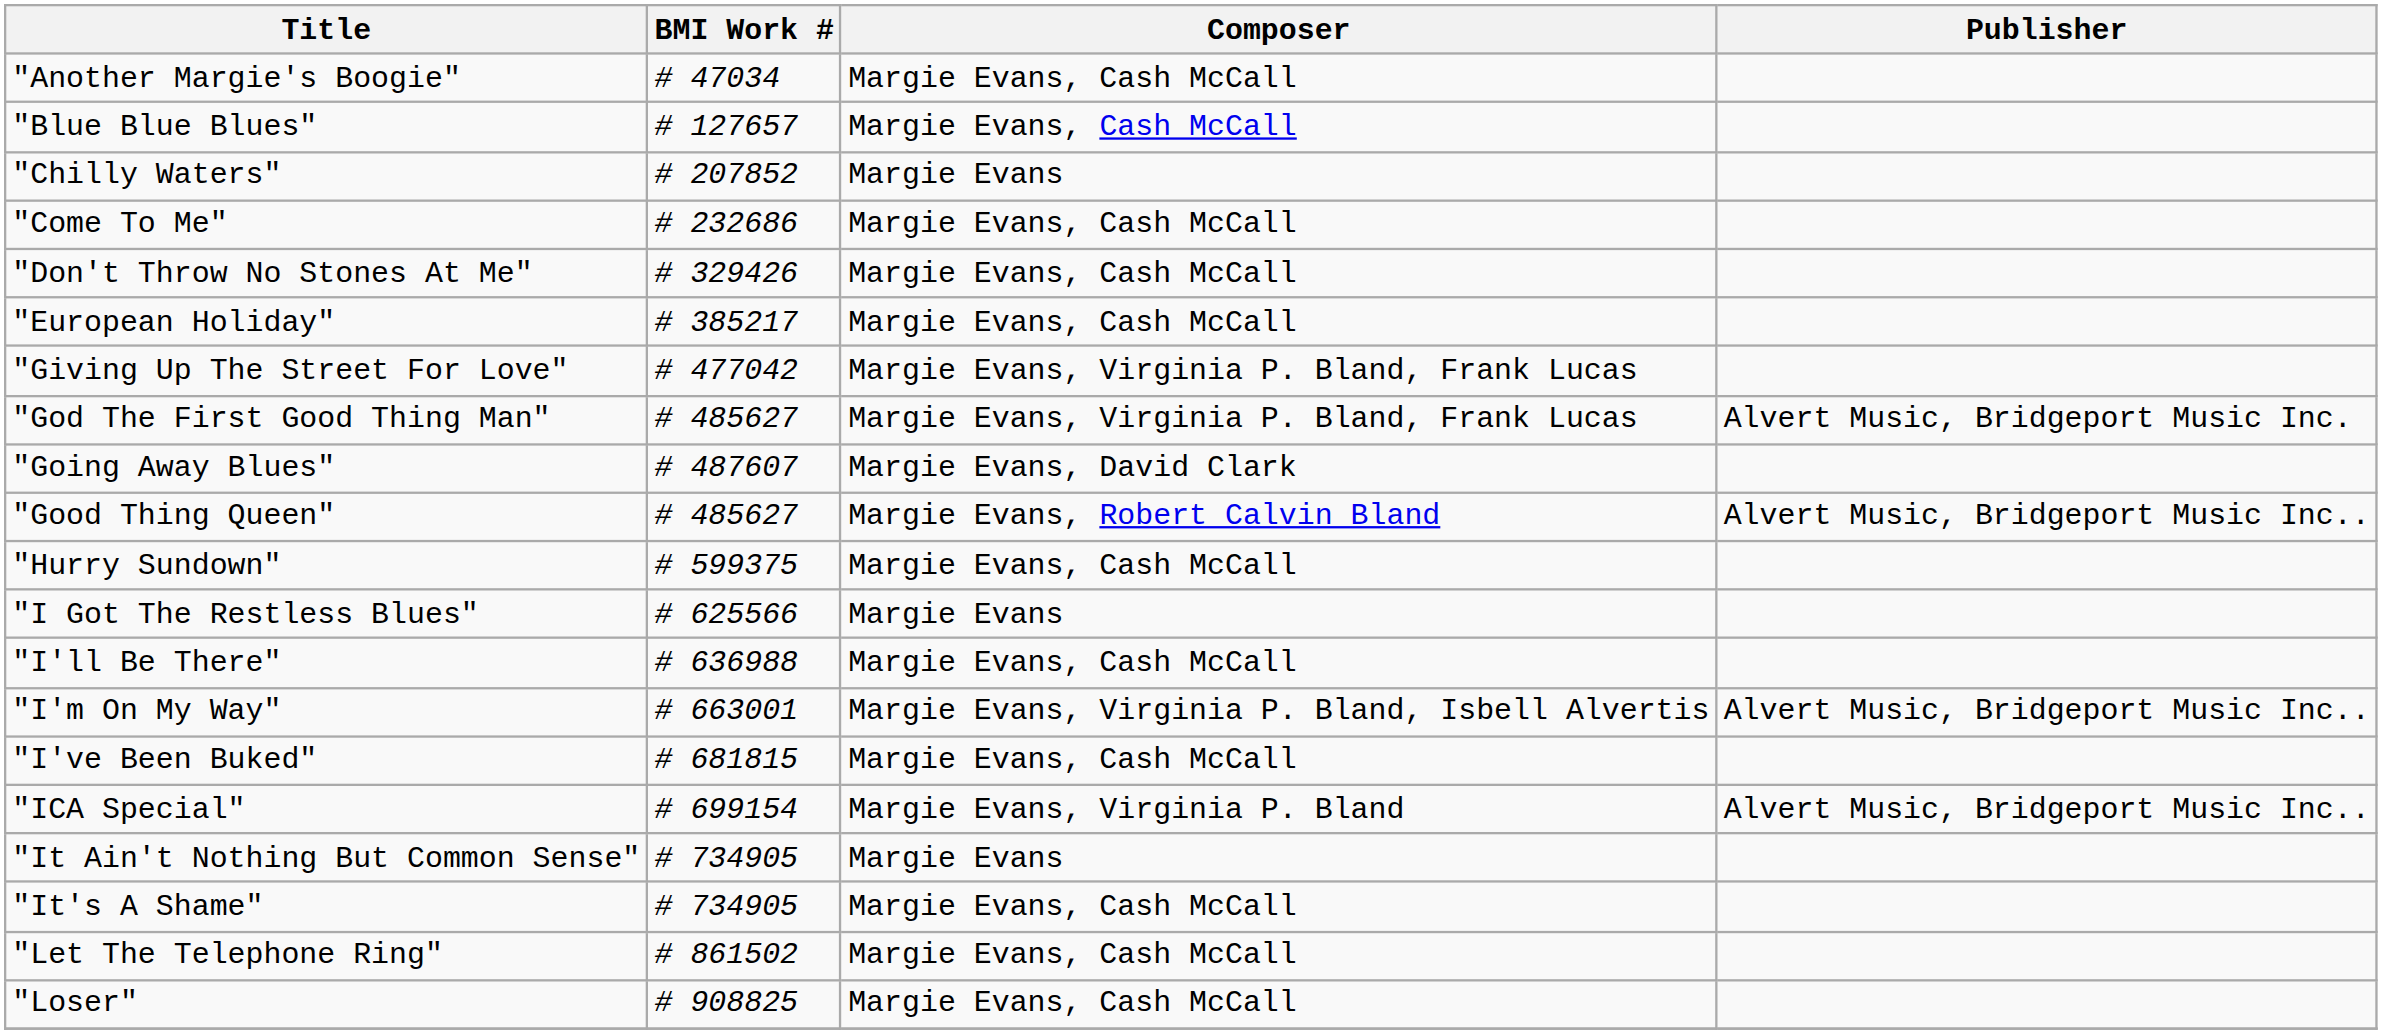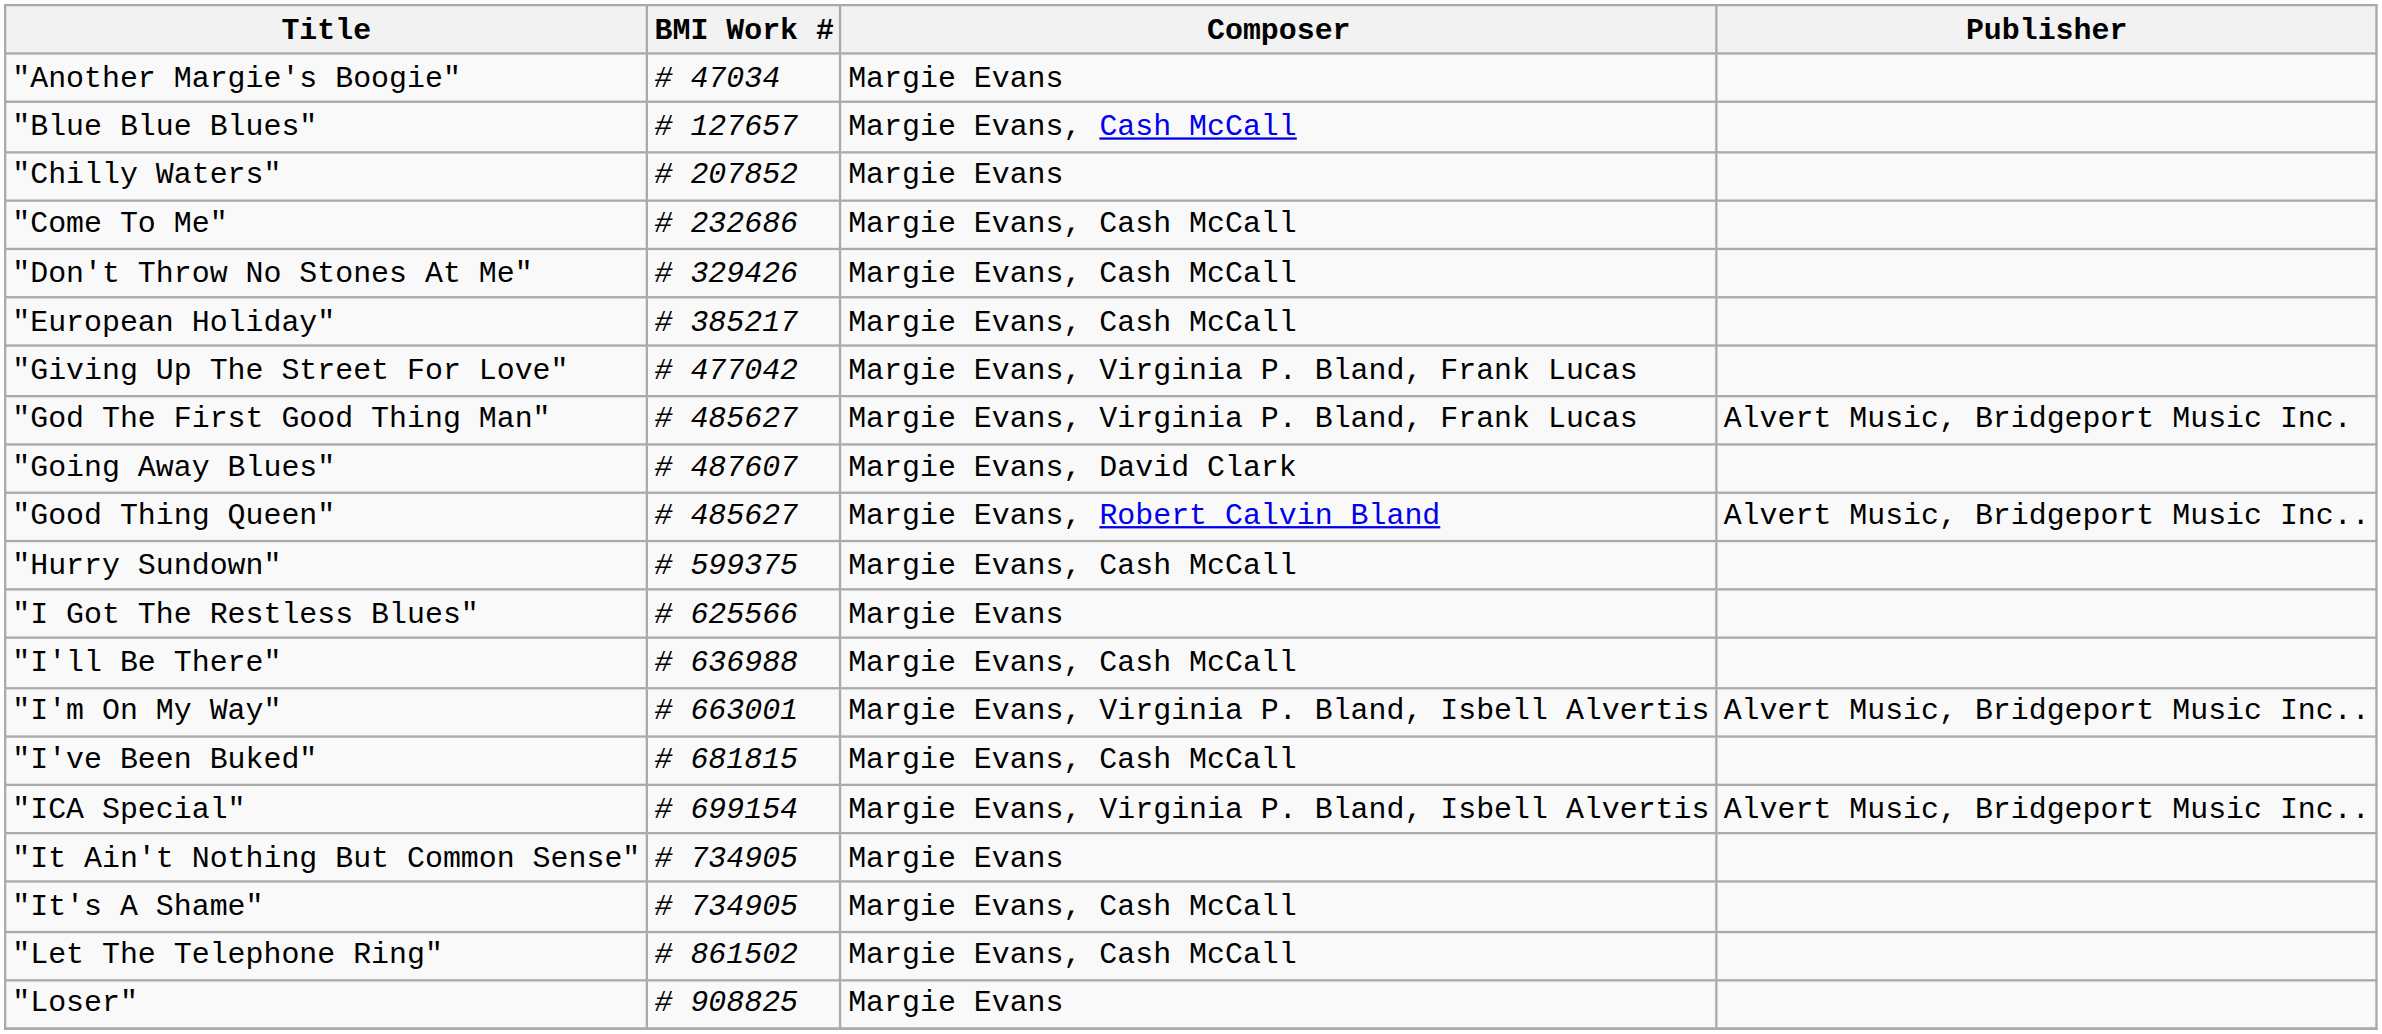(1072, 78) Margie Evans, Cash McCall -> (956, 78) Margie Evans
(1126, 809) Margie Evans, Virginia P. Bland -> (1279, 809) Margie Evans, Virginia P. Bland, Isbell Alvertis
(1072, 1004) Margie Evans, Cash McCall -> (956, 1004) Margie Evans
